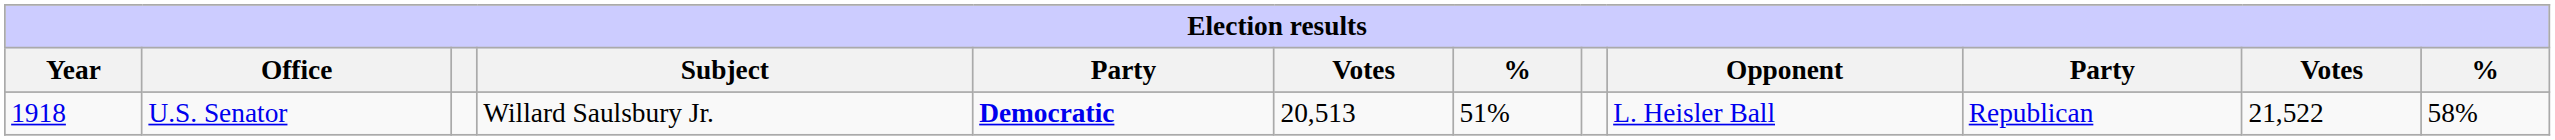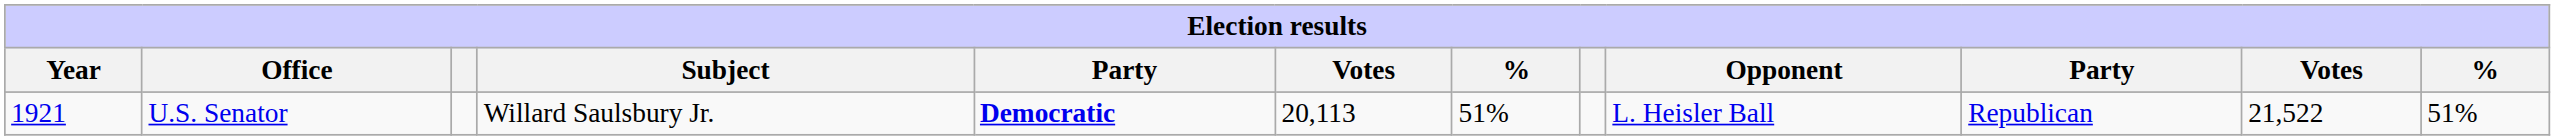(39, 112) 1918 -> (39, 112) 1921
(1318, 112) 20,513 -> (1319, 112) 20,113
(2453, 112) 58% -> (2452, 112) 51%
